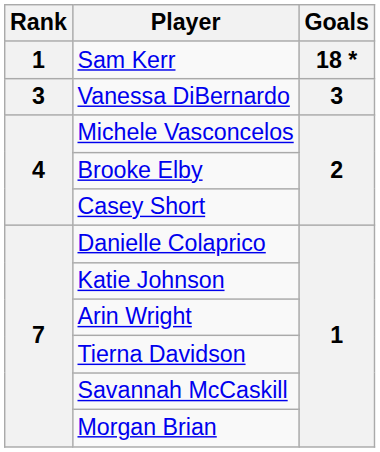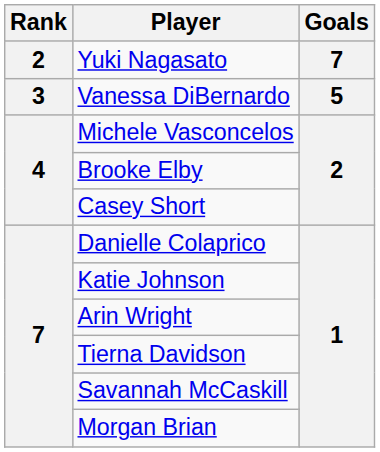- row: (126, 59)
+ row: (152, 59)
(337, 96) 3 -> (337, 96) 5
